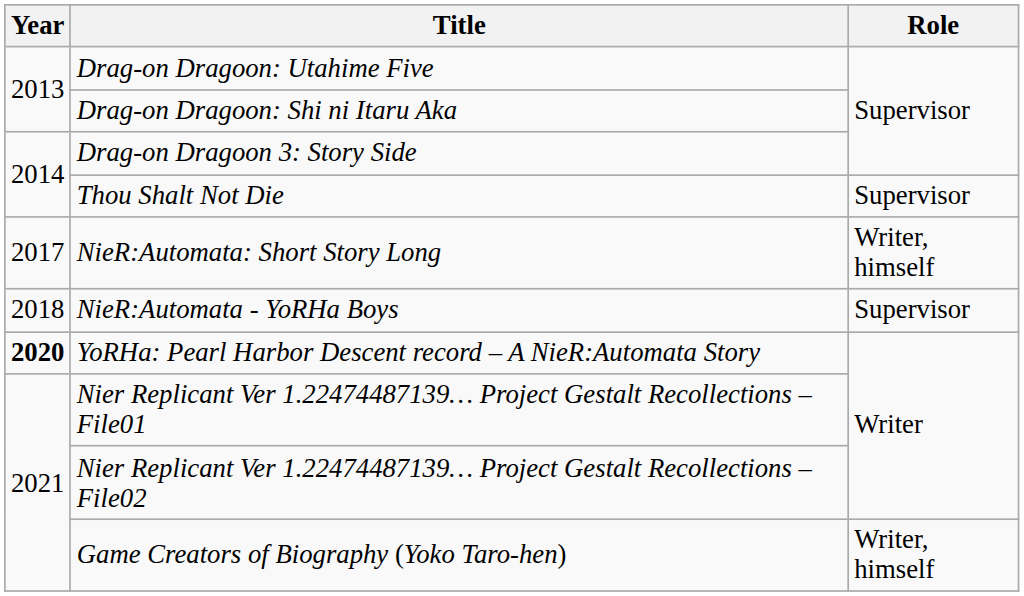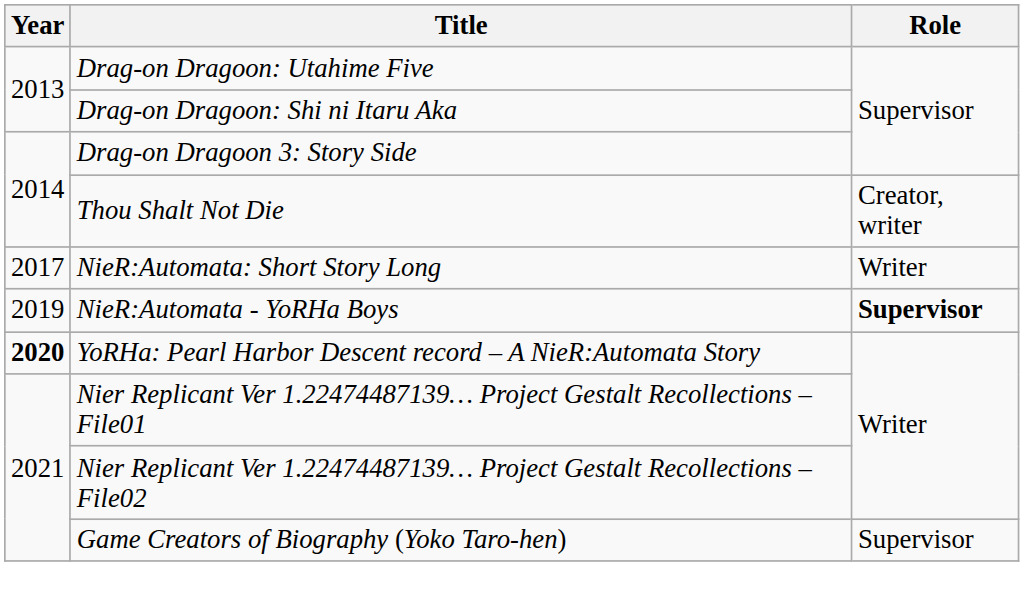(912, 195) Supervisor -> (901, 210) Creator, writer
(894, 252) Writer, himself -> (892, 267) Writer
(38, 310) 2018 -> (38, 310) 2019
(912, 310) normal -> (920, 310) bold
(894, 554) Writer, himself -> (916, 539) Supervisor
